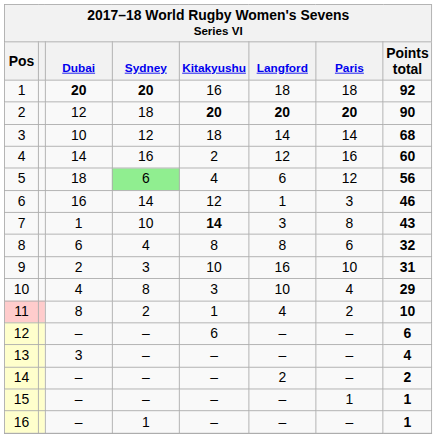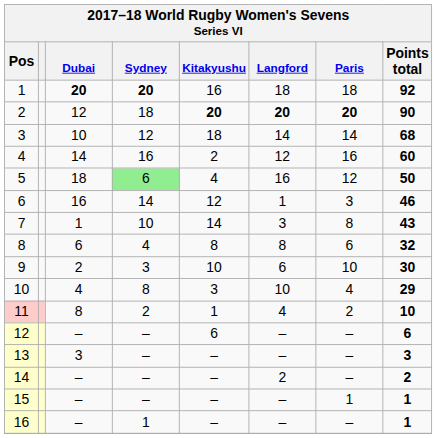(282, 179) 6 -> (282, 179) 16
(407, 179) 56 -> (407, 179) 50
(214, 223) bold -> (214, 223) normal
(282, 267) 16 -> (282, 267) 6
(407, 267) 31 -> (407, 267) 30
(407, 355) 4 -> (407, 355) 3
